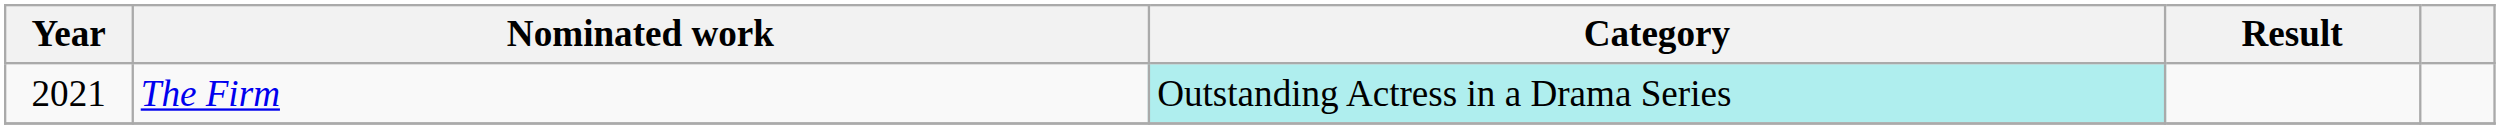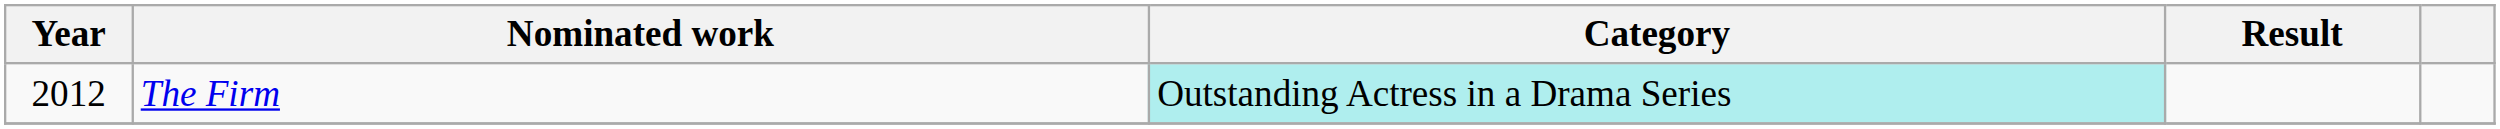(69, 92) 2021 -> (69, 92) 2012
